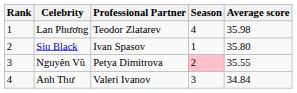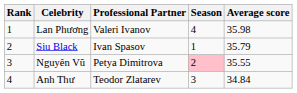(127, 29) Teodor Zlatarev -> (122, 29) Valeri Ivanov
(239, 46) 35.80 -> (239, 46) 35.79
(122, 79) Valeri Ivanov -> (127, 79) Teodor Zlatarev
